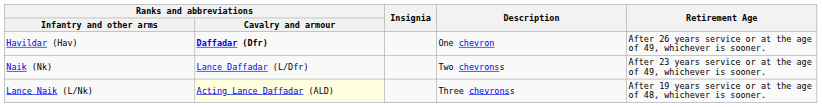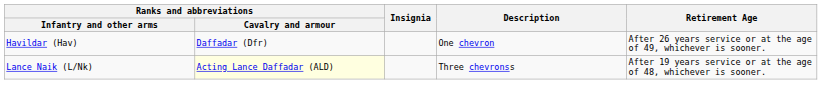(232, 44) bold -> (232, 44) normal
- row: (29, 67)
